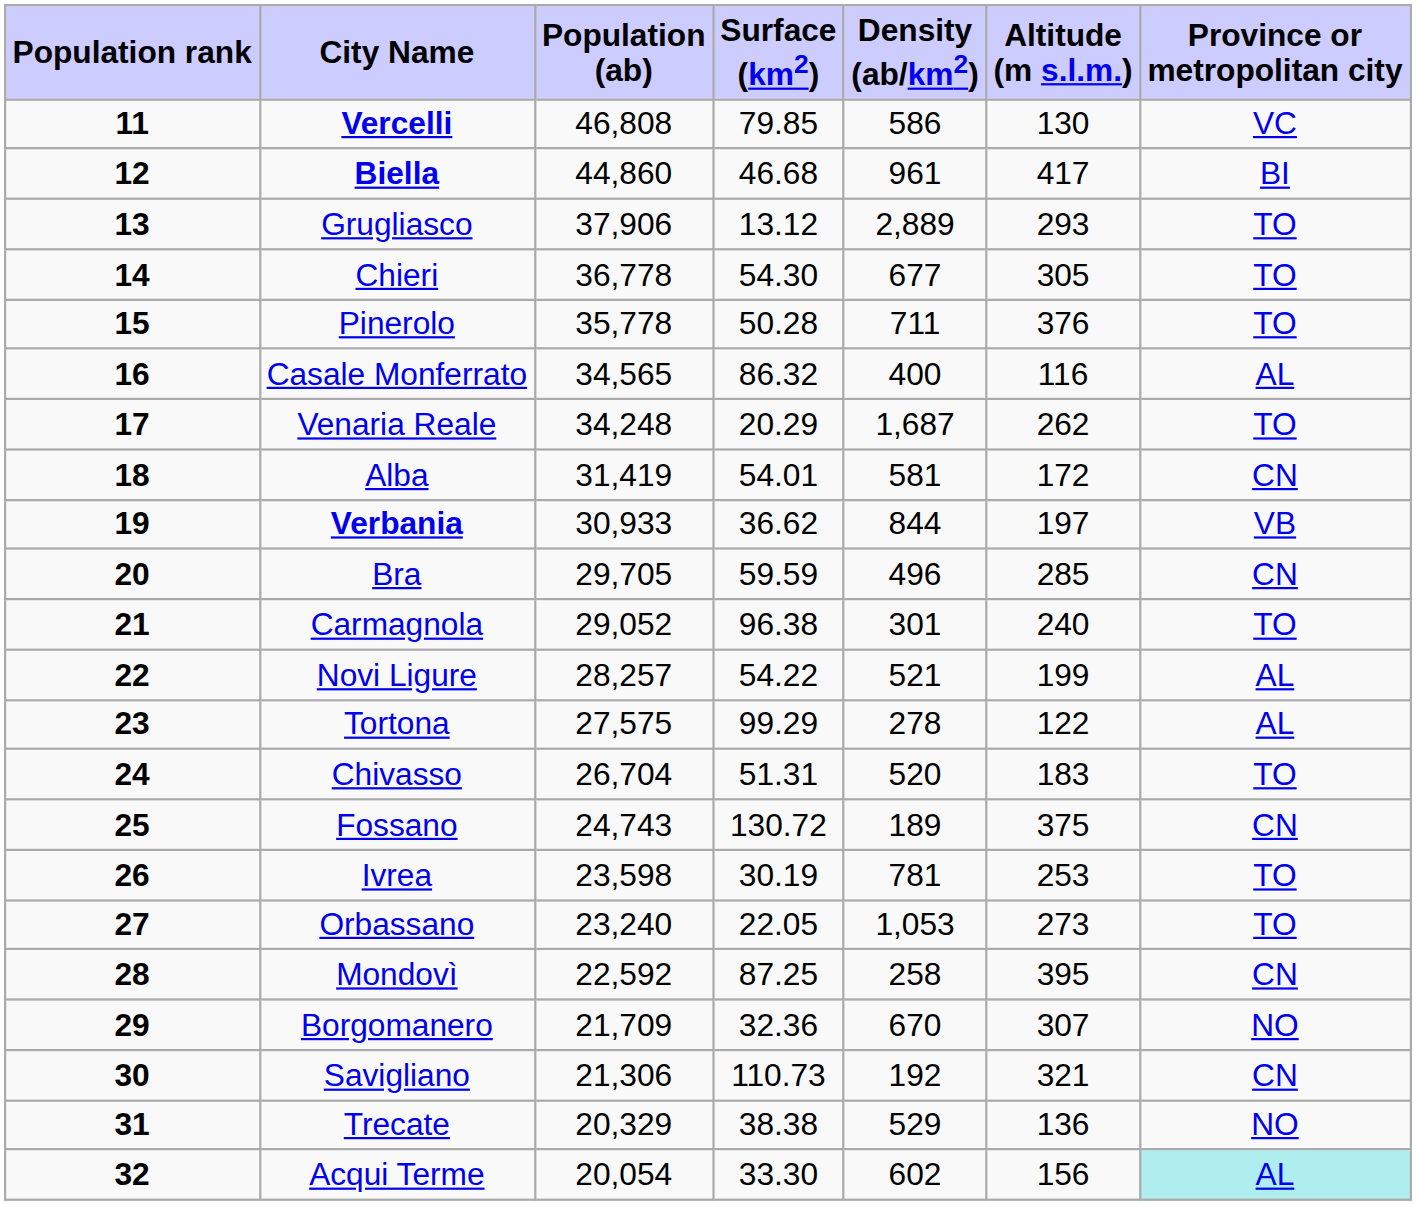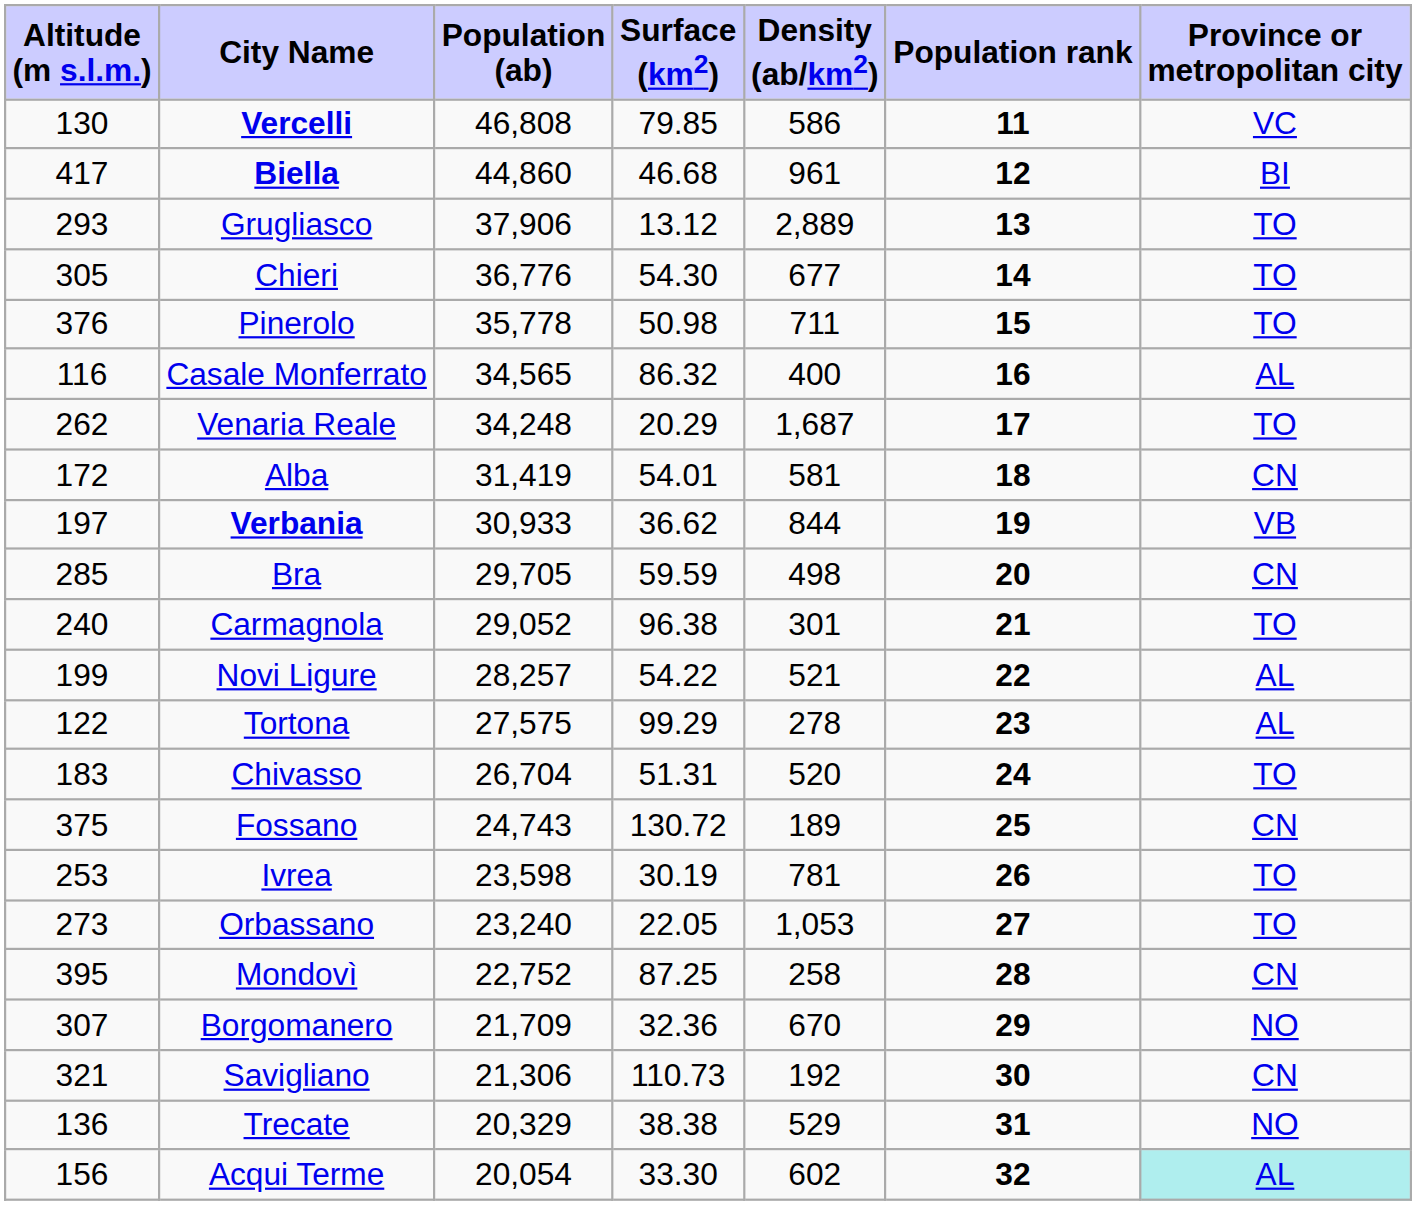columns swapped: (132, 52) <-> (1063, 52)
(624, 274) 36,778 -> (523, 274) 36,776
(778, 324) 50.28 -> (678, 324) 50.98
(915, 575) 496 -> (815, 575) 498
(624, 975) 22,592 -> (523, 975) 22,752
